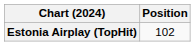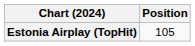(165, 31) 102 -> (165, 31) 105
